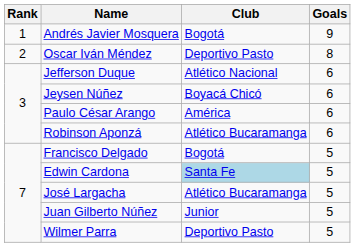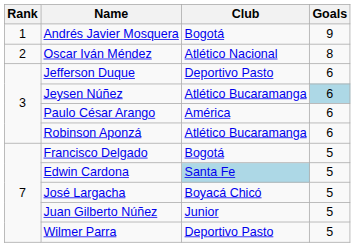(229, 53) Deportivo Pasto -> (231, 53) Atlético Nacional
(231, 73) Atlético Nacional -> (229, 73) Deportivo Pasto
(223, 93) Boyacá Chicó -> (246, 93) Atlético Bucaramanga
(330, 93) no background -> (330, 93) lightblue background
(246, 192) Atlético Bucaramanga -> (223, 192) Boyacá Chicó
